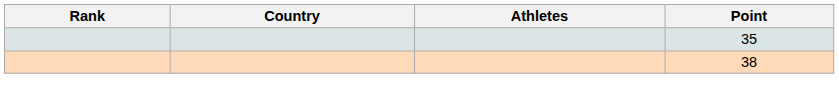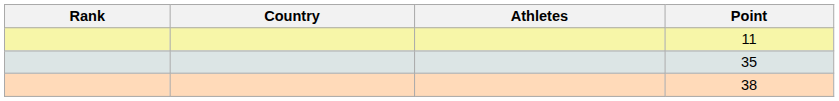+ row: (749, 39)
